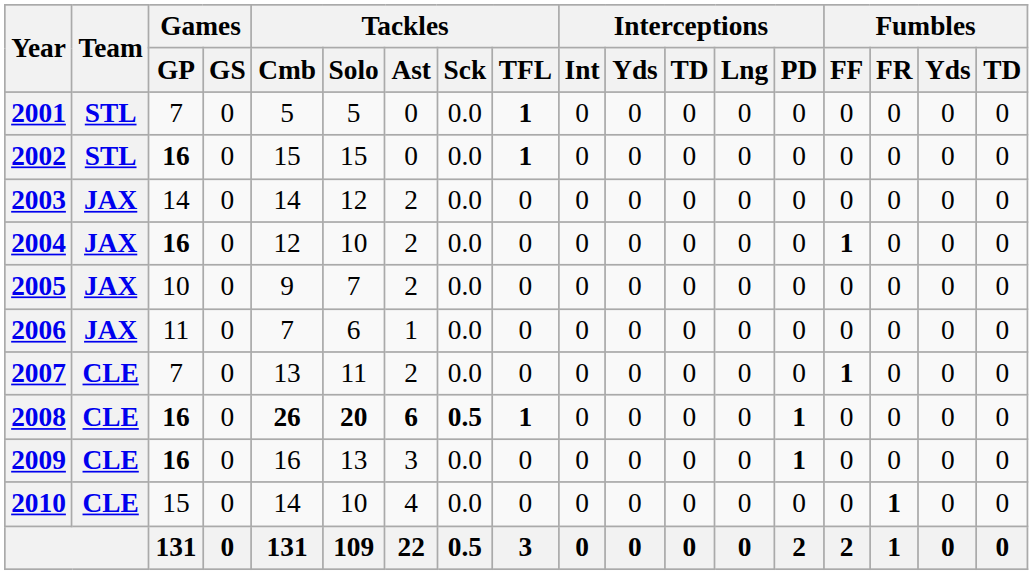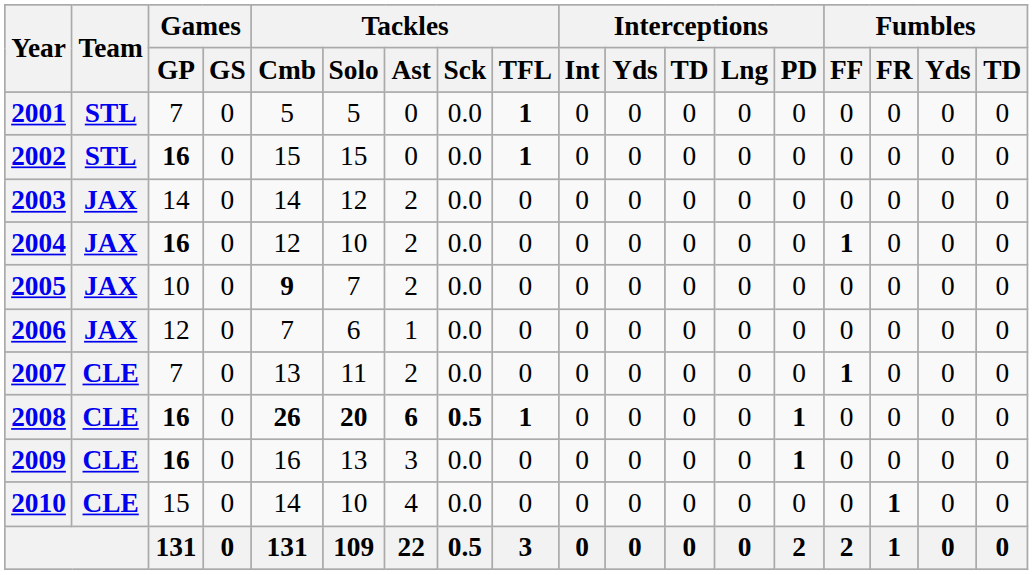(287, 286) normal -> (287, 286) bold
(176, 329) 11 -> (176, 329) 12
